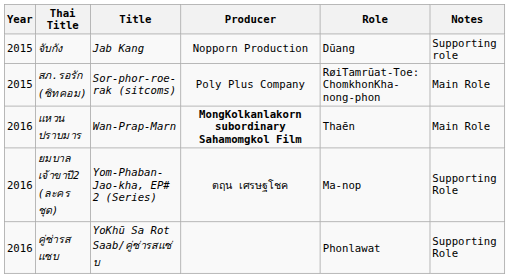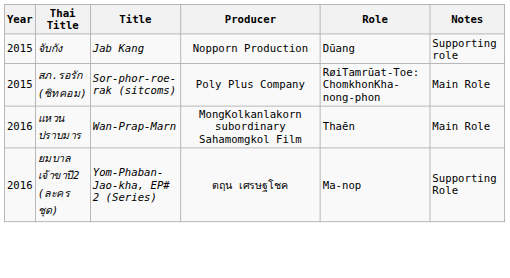(250, 127) bold -> (250, 127) normal
- row: (54, 248)
